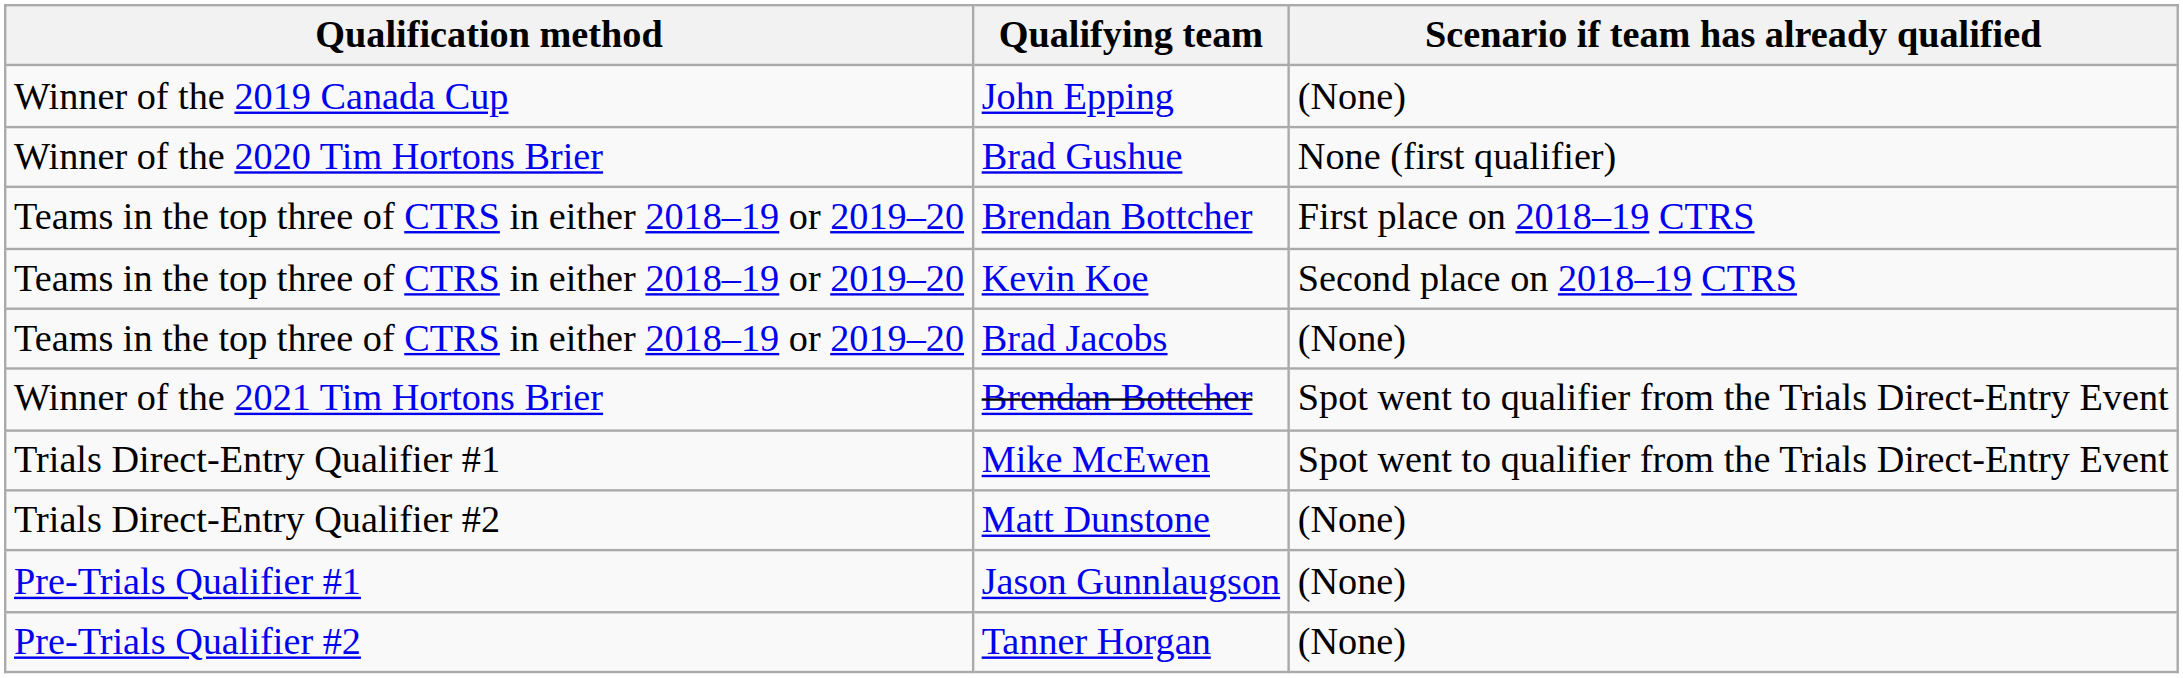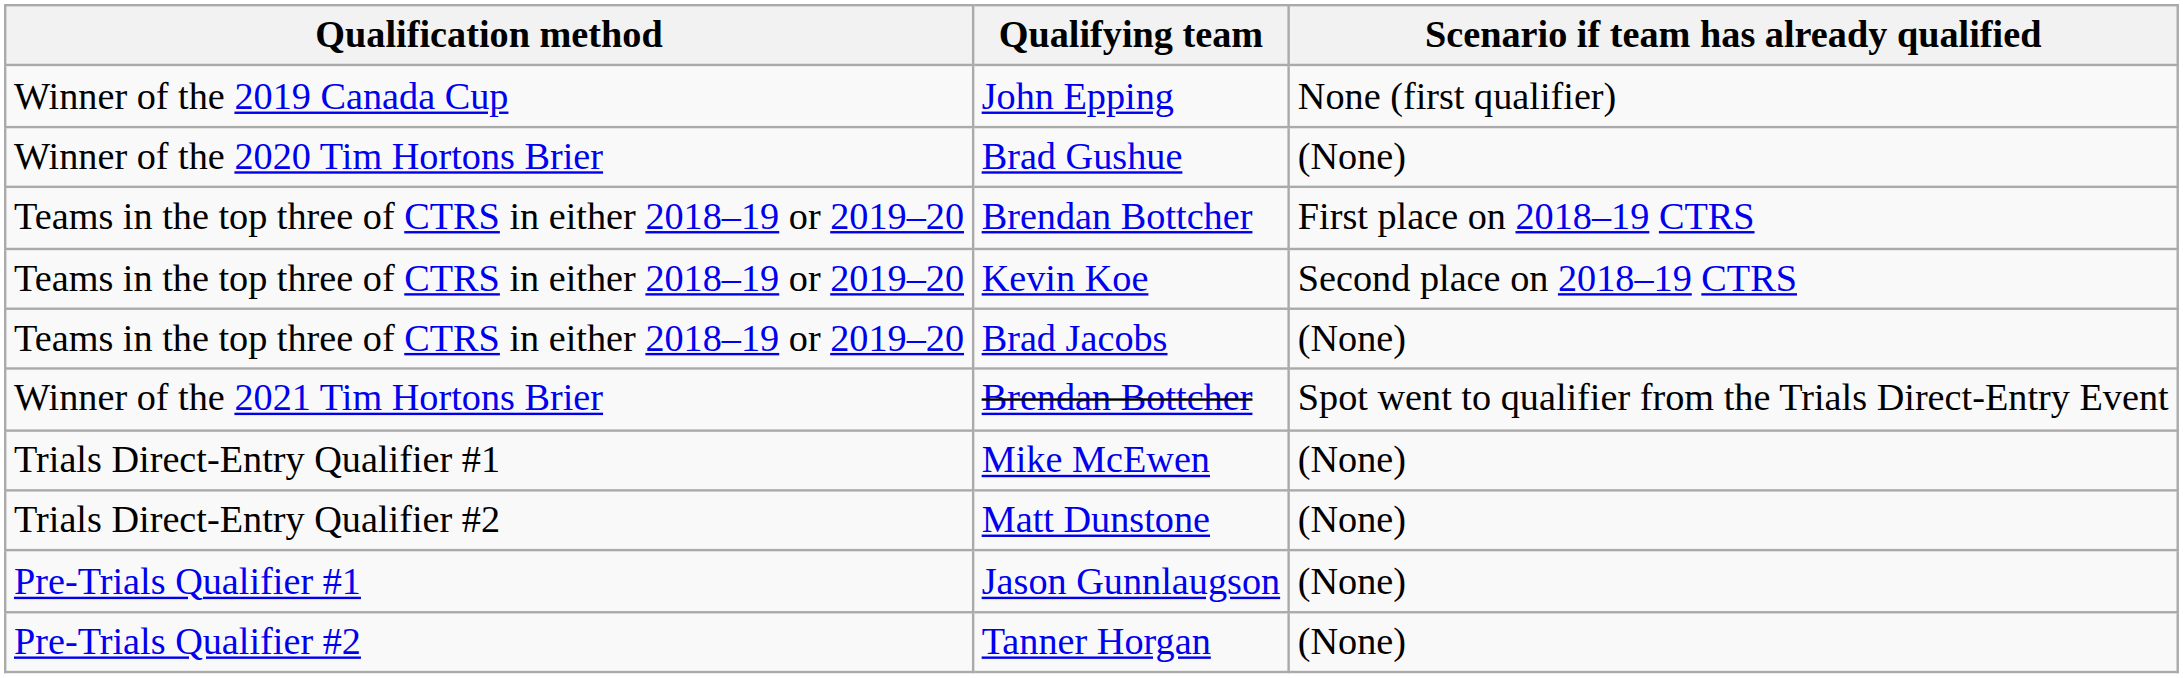(1352, 95) (None) -> (1457, 95) None (first qualifier)
(1457, 156) None (first qualifier) -> (1352, 156) (None)
(1733, 459) Spot went to qualifier from the Trials Direct-Entry Event -> (1352, 459) (None)
